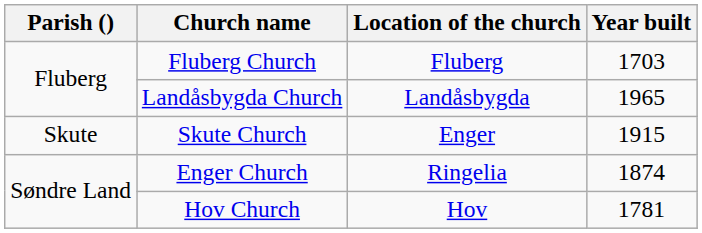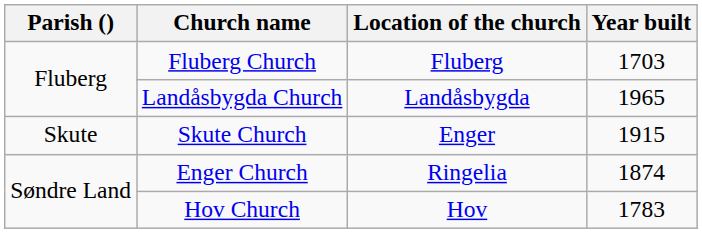(641, 209) 1781 -> (641, 209) 1783
